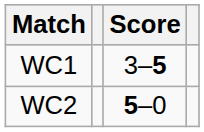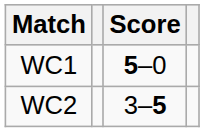(145, 65) 3–5 -> (145, 65) 5–0
(145, 106) 5–0 -> (145, 106) 3–5
